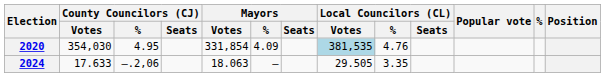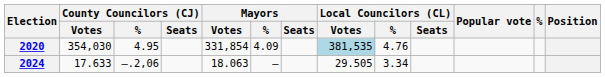(396, 64) 3.35 -> (396, 64) 3.34
